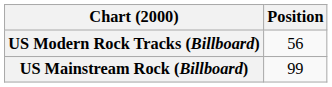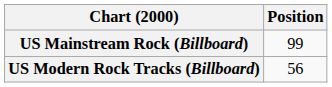rows swapped: (134, 69) <-> (134, 43)
